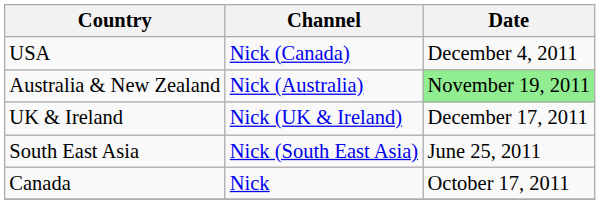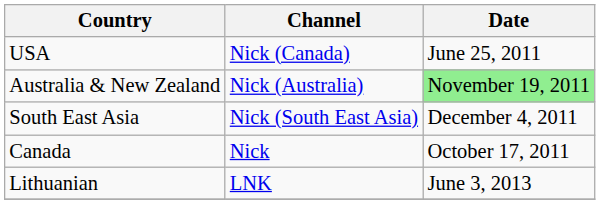(502, 53) December 4, 2011 -> (484, 53) June 25, 2011
- row: (66, 118)
(484, 150) June 25, 2011 -> (502, 118) December 4, 2011
+ row: (54, 183)
